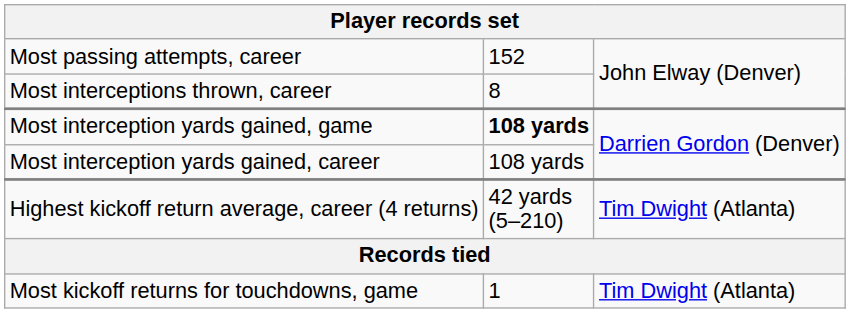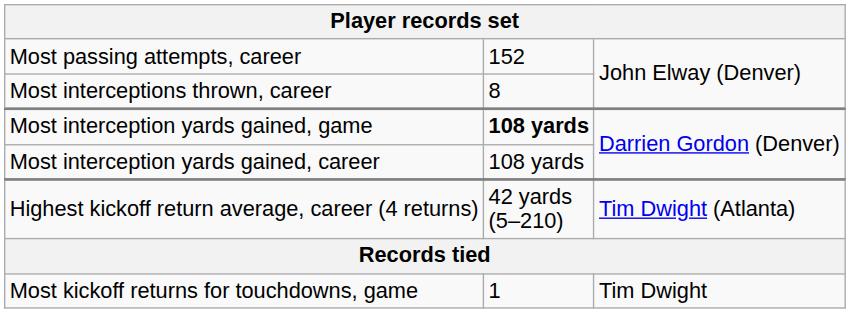(697, 290) Tim Dwight (Atlanta) -> (653, 290) Tim Dwight
